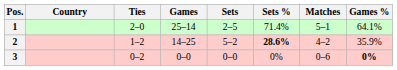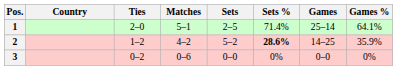columns swapped: (323, 12) <-> (184, 12)
(369, 57) bold -> (369, 57) normal
